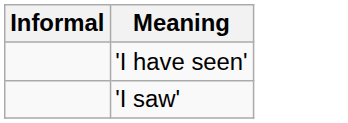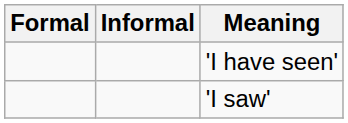+ column: (50, 23)
